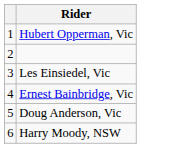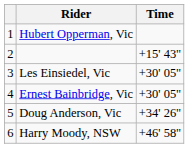+ column: (160, 14)
